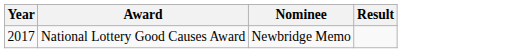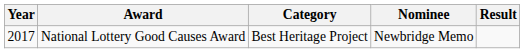+ column: (310, 15)
